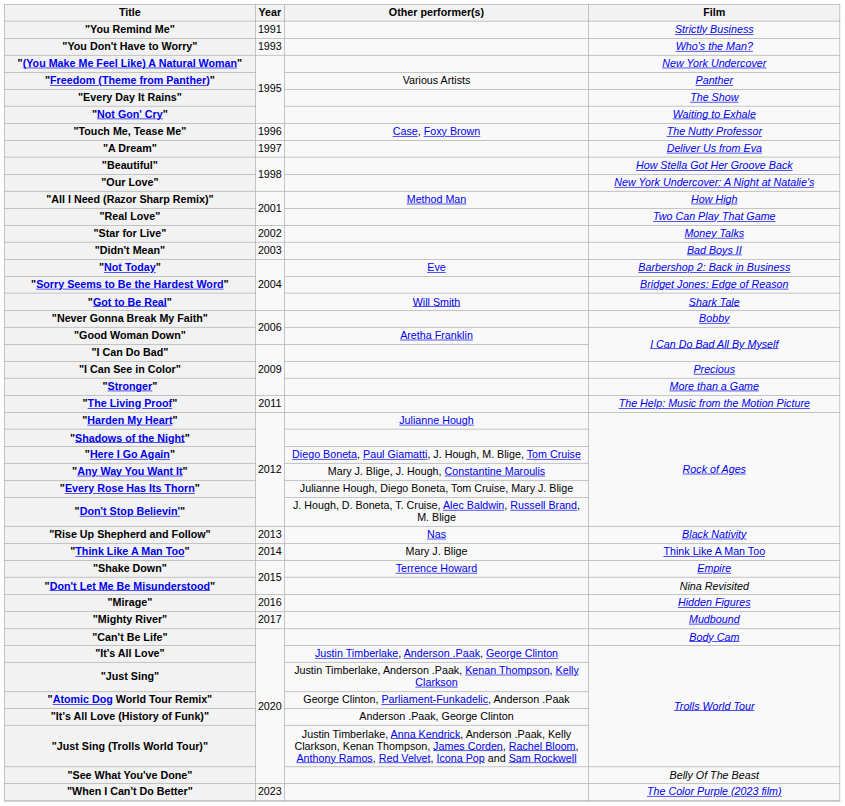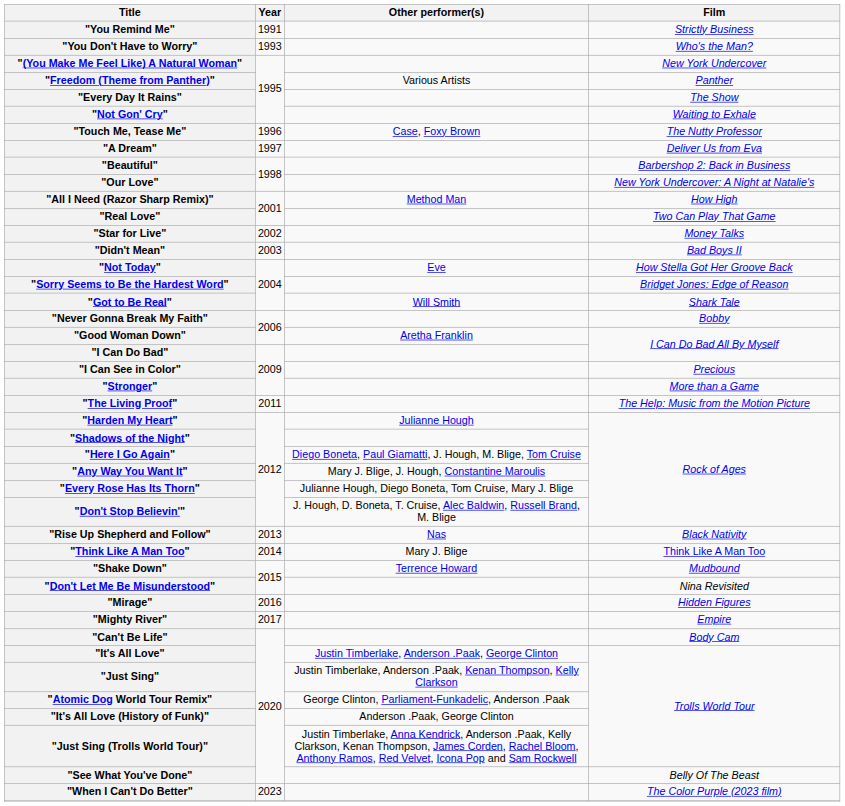(714, 166) How Stella Got Her Groove Back -> (714, 166) Barbershop 2: Back in Business
(714, 268) Barbershop 2: Back in Business -> (714, 268) How Stella Got Her Groove Back
(714, 569) Empire -> (714, 569) Mudbound
(714, 620) Mudbound -> (714, 620) Empire
